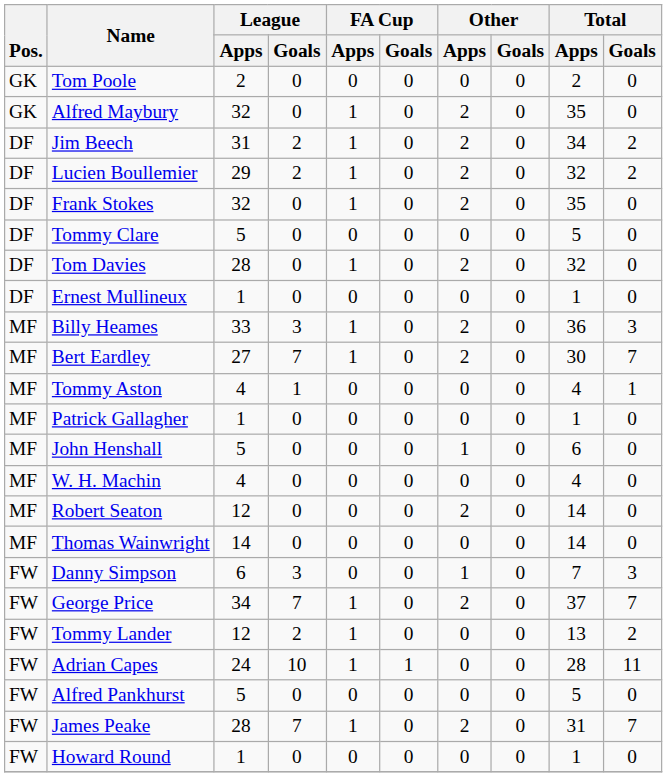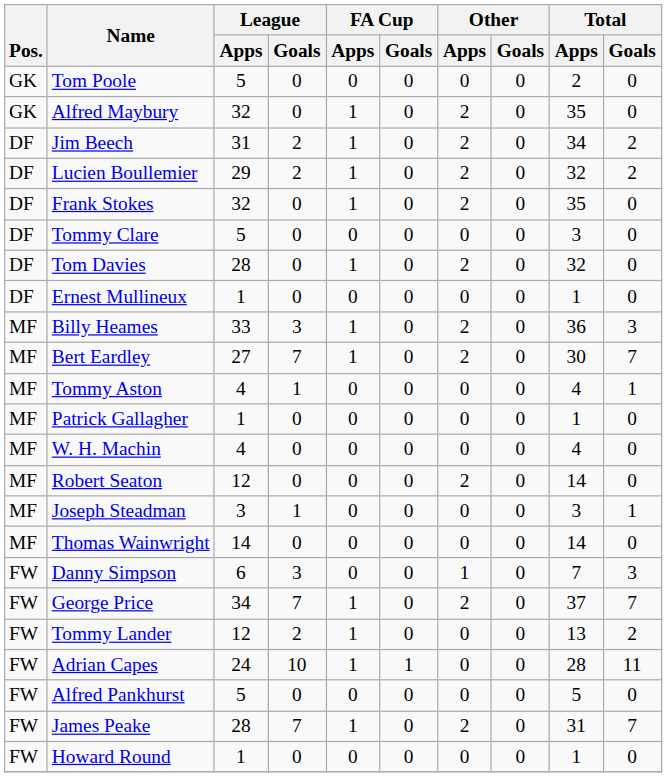(241, 81) 2 -> (241, 81) 5
(576, 234) 5 -> (576, 234) 3
- row: (107, 449)
+ row: (119, 511)
